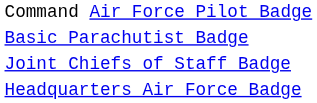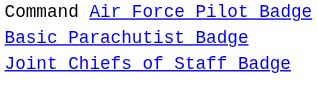- row: (153, 90)
